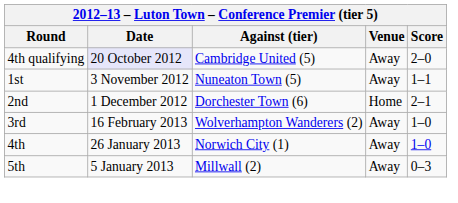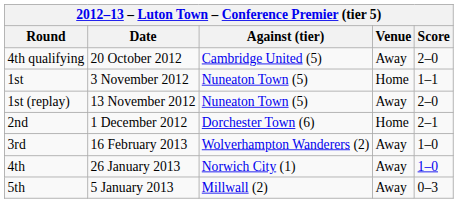(136, 58) lavender background -> (136, 58) no background
(384, 79) Away -> (392, 79) Home
+ row: (39, 101)
